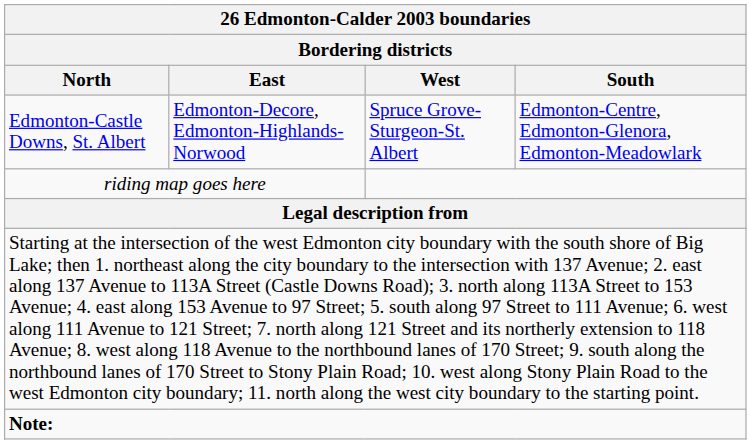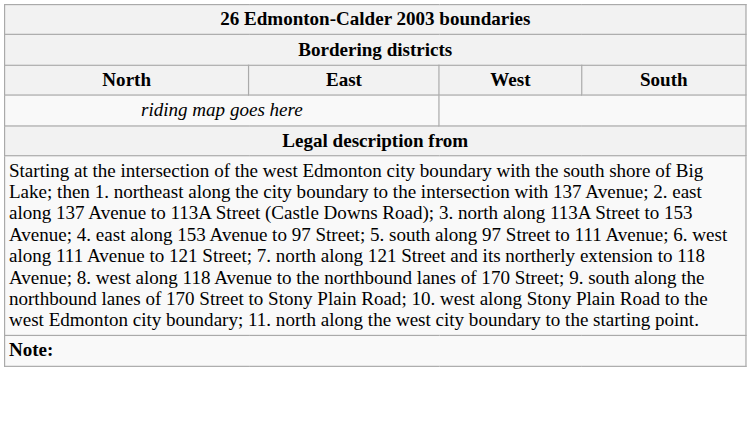- row: (77, 131)
